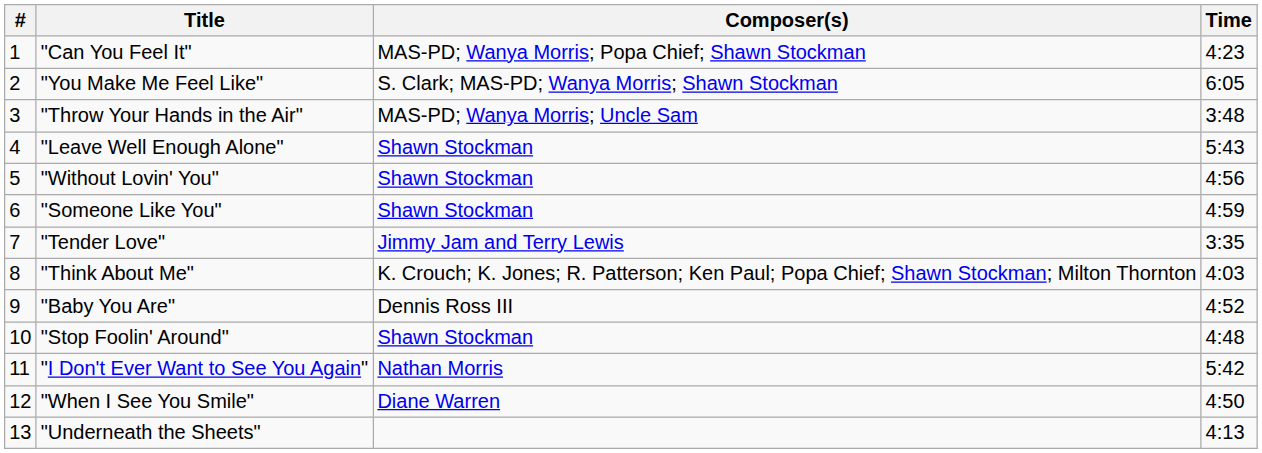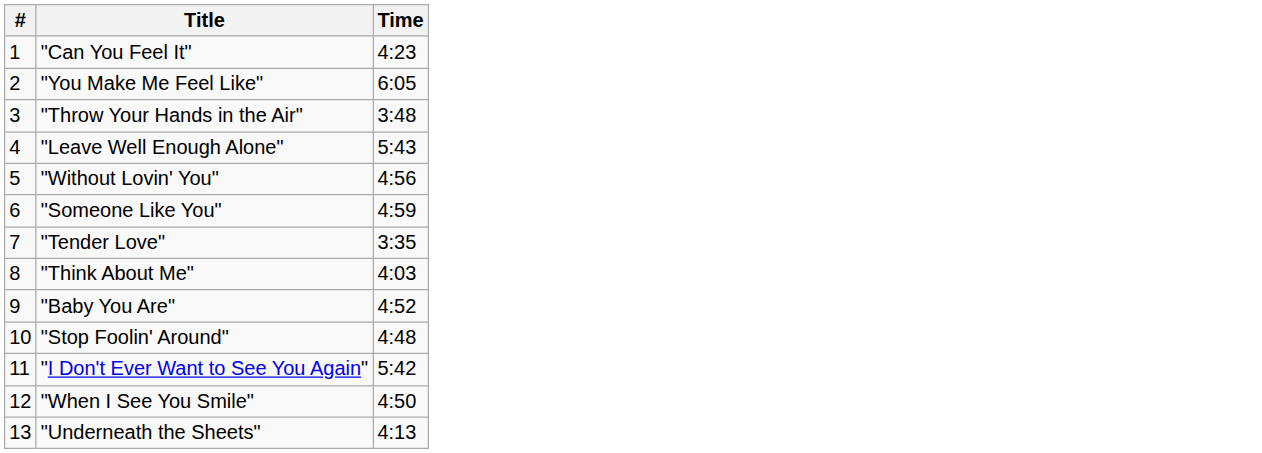- column: (787, 20)
